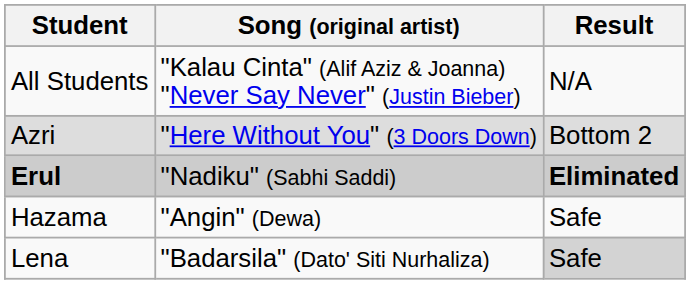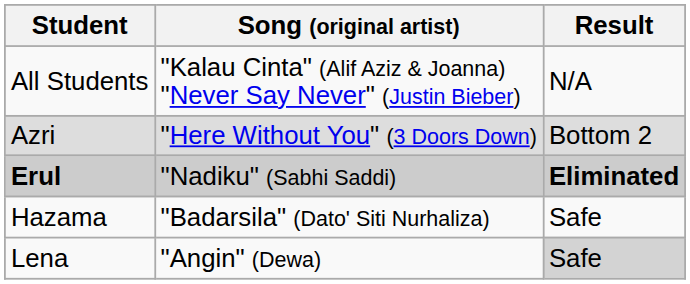(241, 217) "Angin" (Dewa) -> (325, 217) "Badarsila" (Dato' Siti Nurhaliza)
(325, 258) "Badarsila" (Dato' Siti Nurhaliza) -> (241, 258) "Angin" (Dewa)
